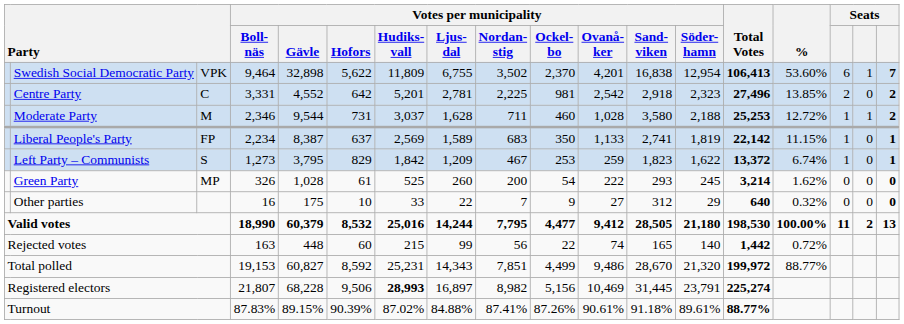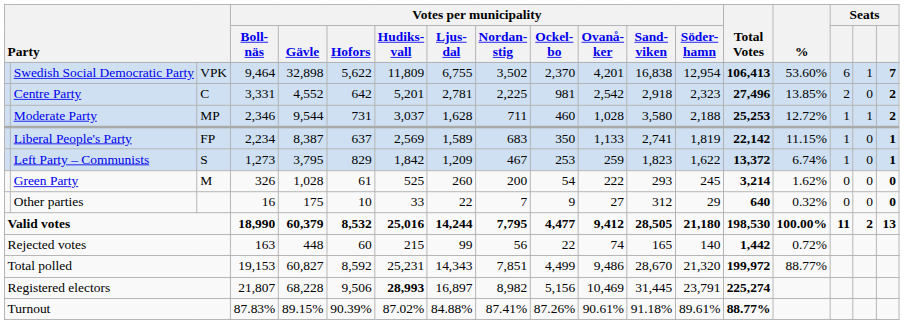(206, 115) M -> (210, 115) MP
(210, 181) MP -> (206, 181) M
